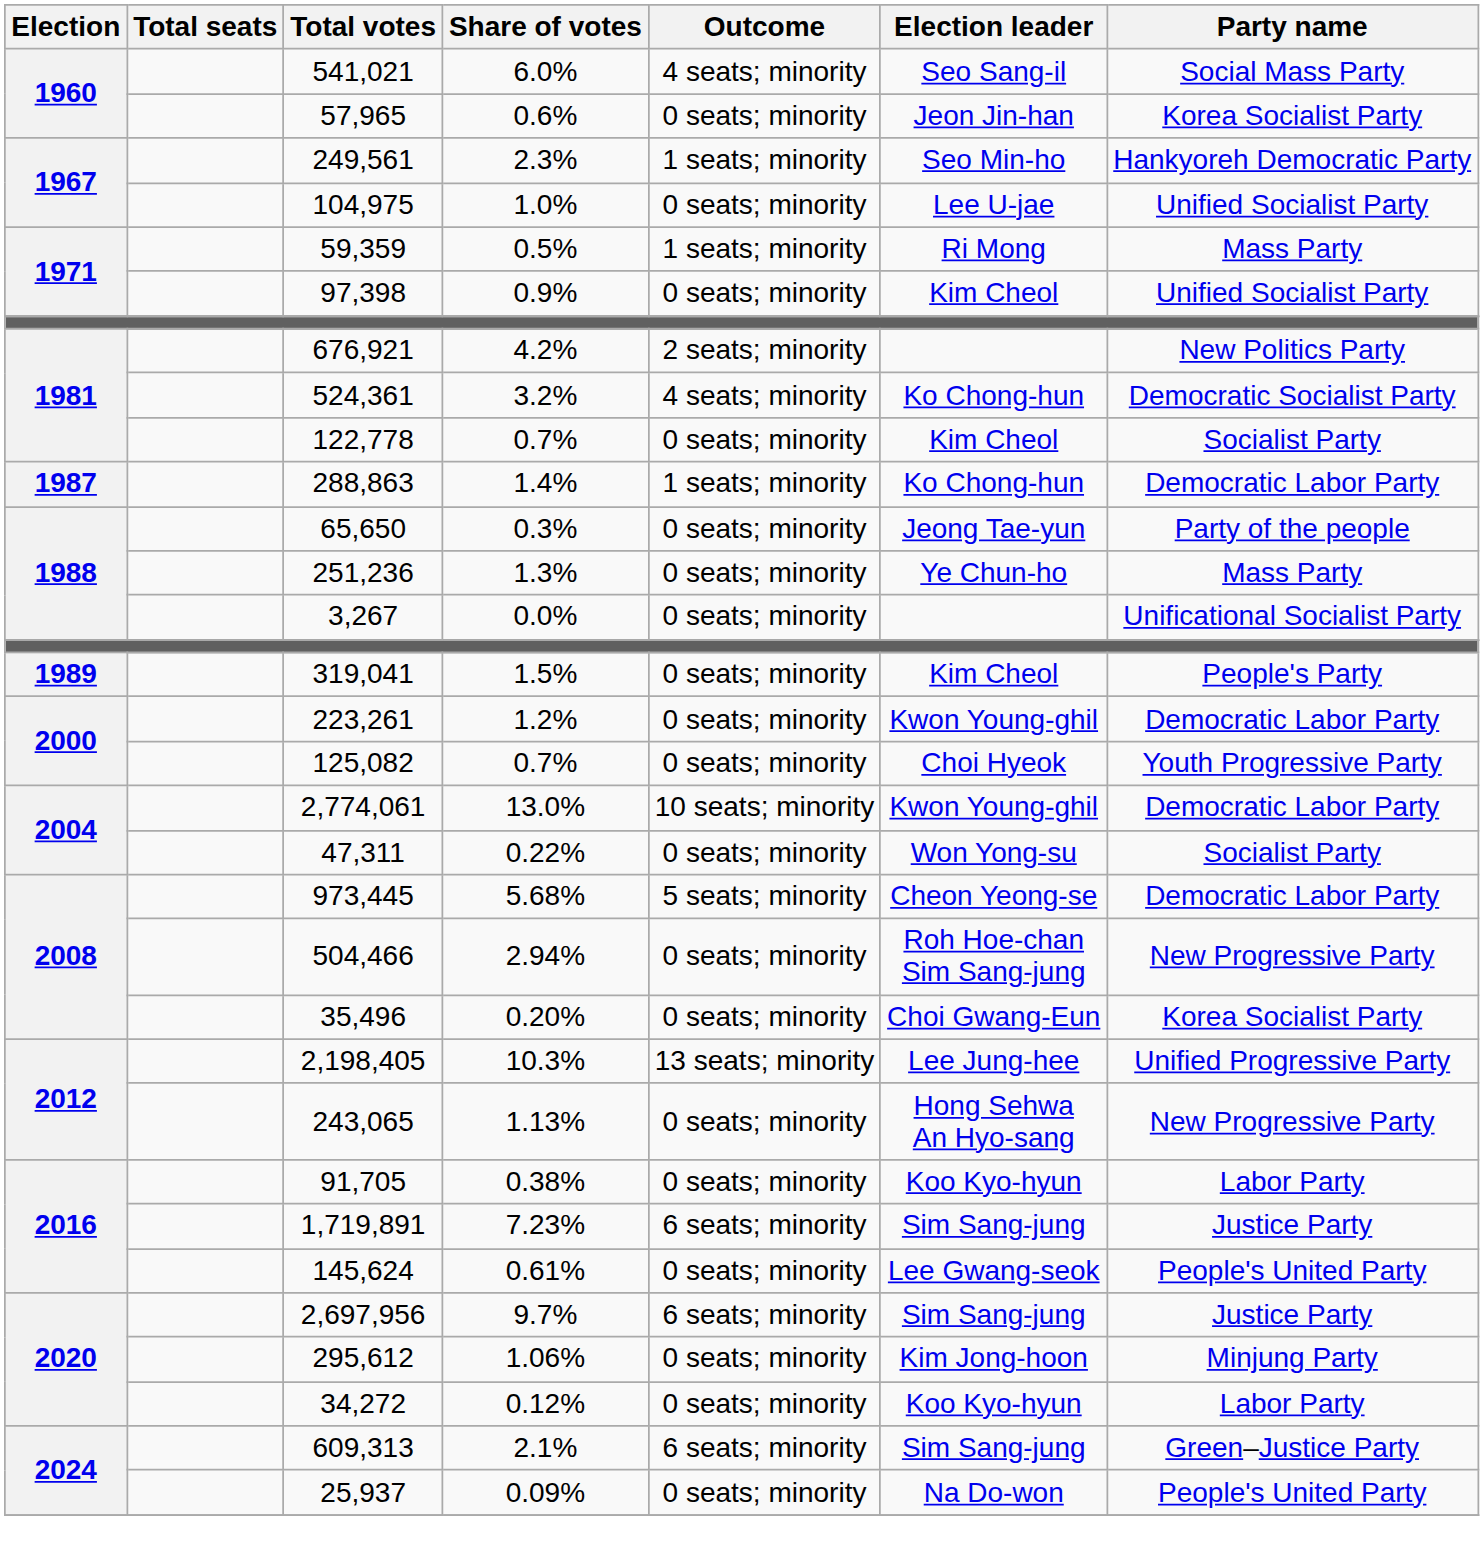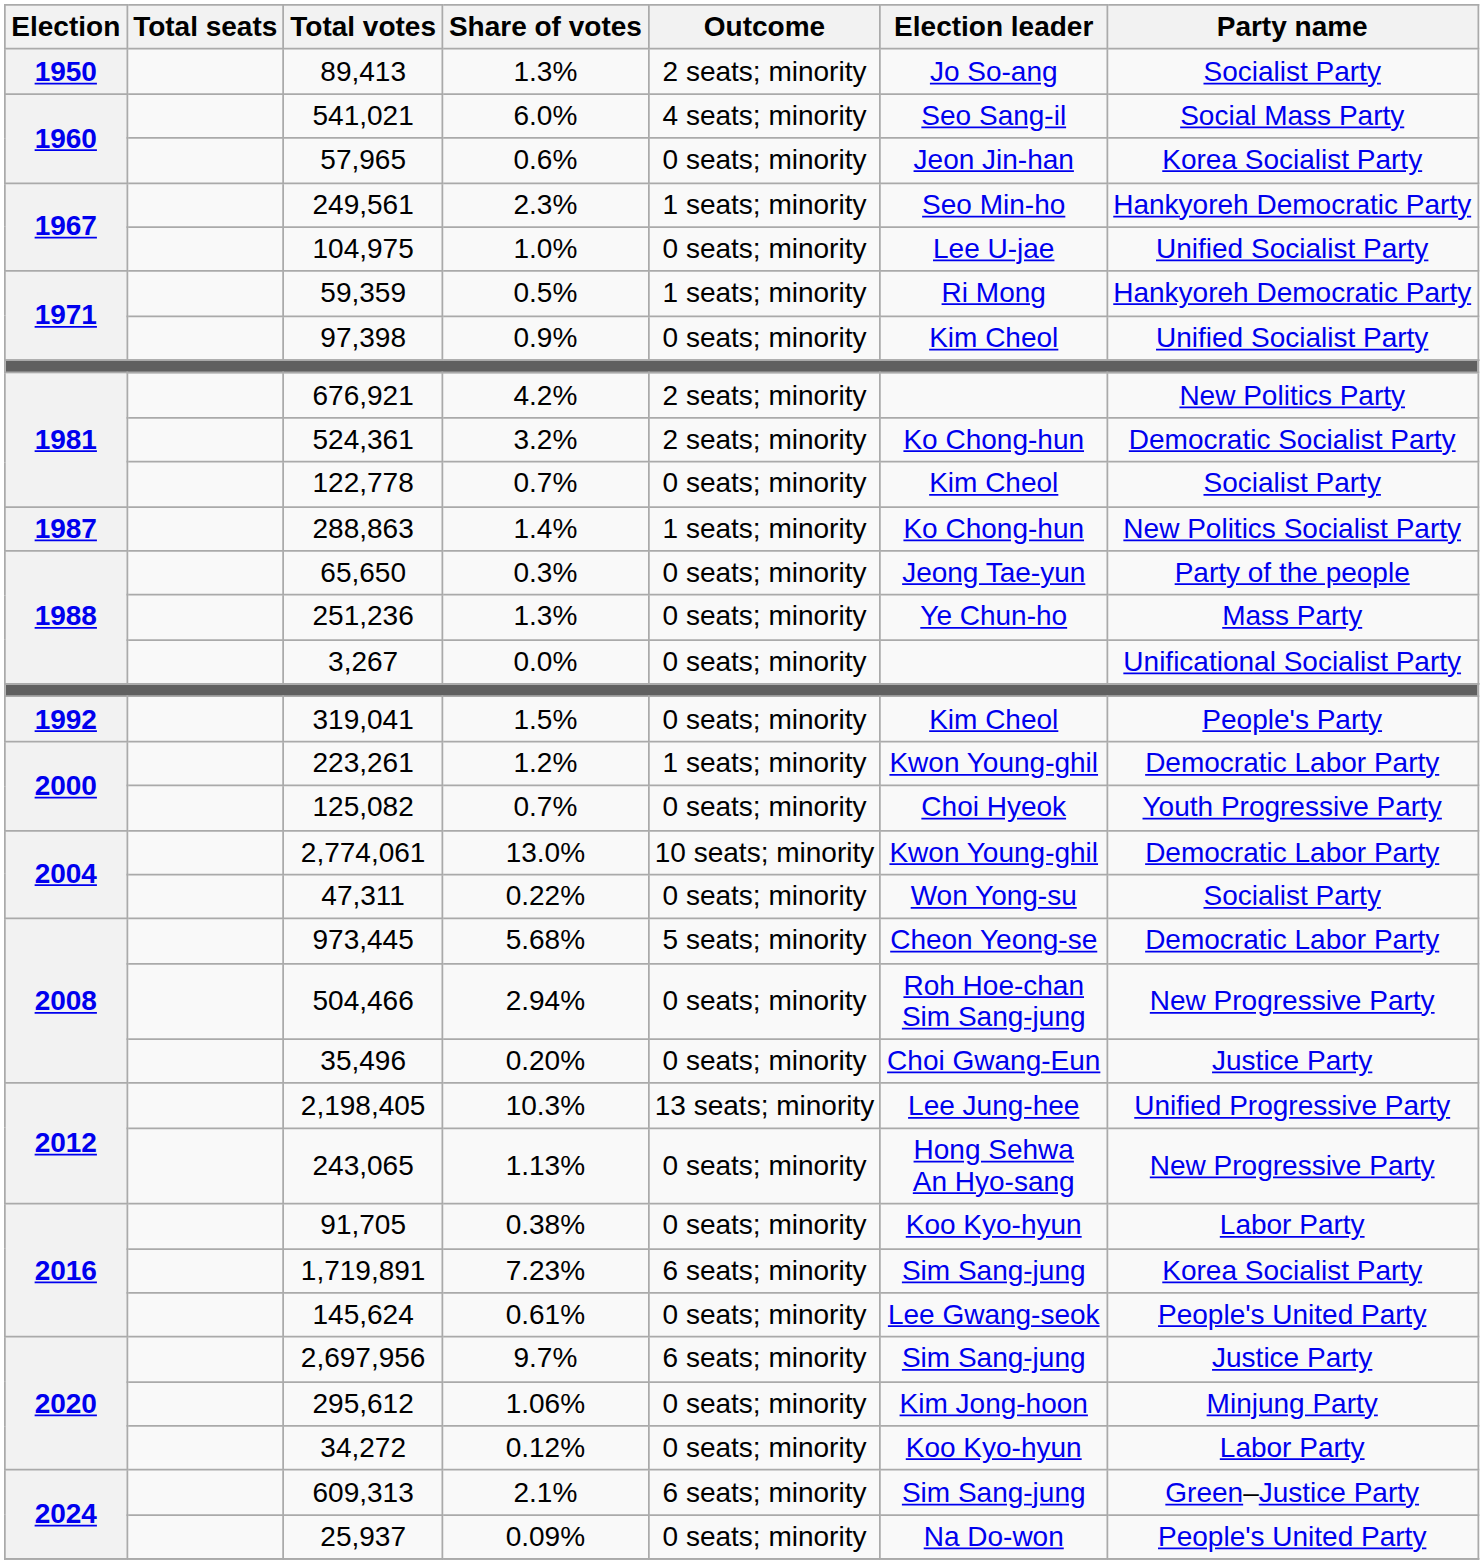+ row: (363, 71)
(1292, 248) Mass Party -> (1292, 293) Hankyoreh Democratic Party
(764, 394) 4 seats; minority -> (764, 439) 2 seats; minority
(1292, 483) Democratic Labor Party -> (1292, 528) New Politics Socialist Party
(66, 674) 1989 -> (66, 718) 1992
(764, 718) 0 seats; minority -> (764, 763) 1 seats; minority
(1292, 1016) Korea Socialist Party -> (1292, 1060) Justice Party
(1292, 1225) Justice Party -> (1292, 1270) Korea Socialist Party
